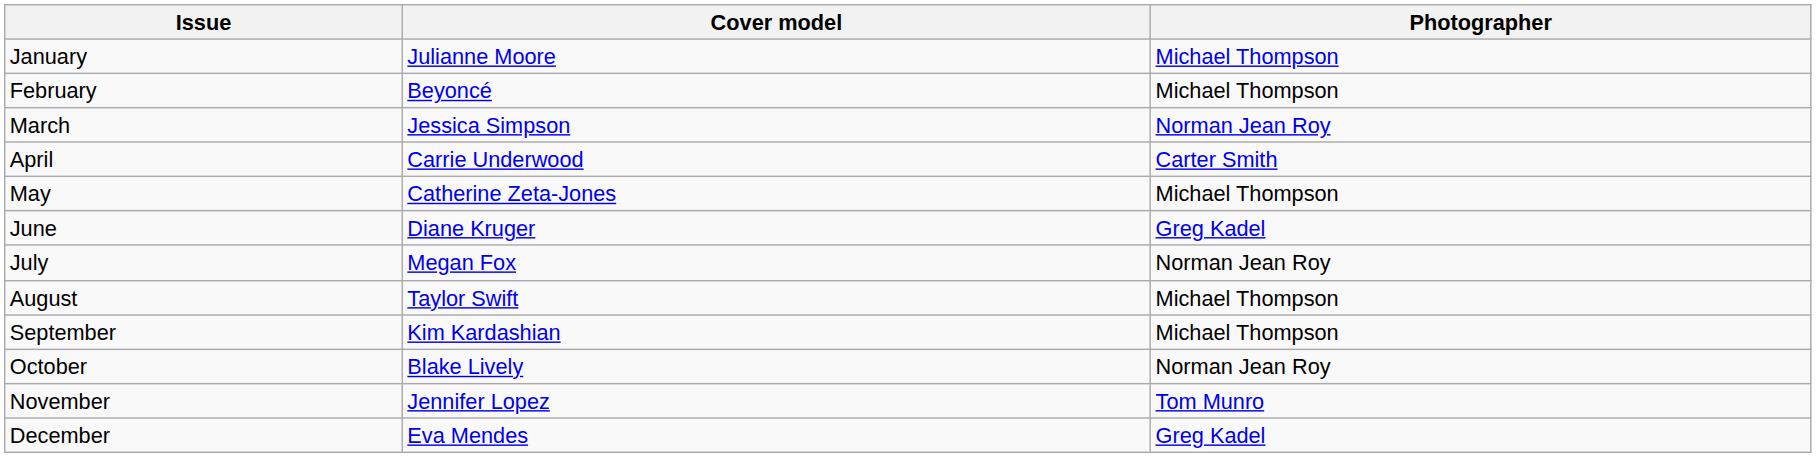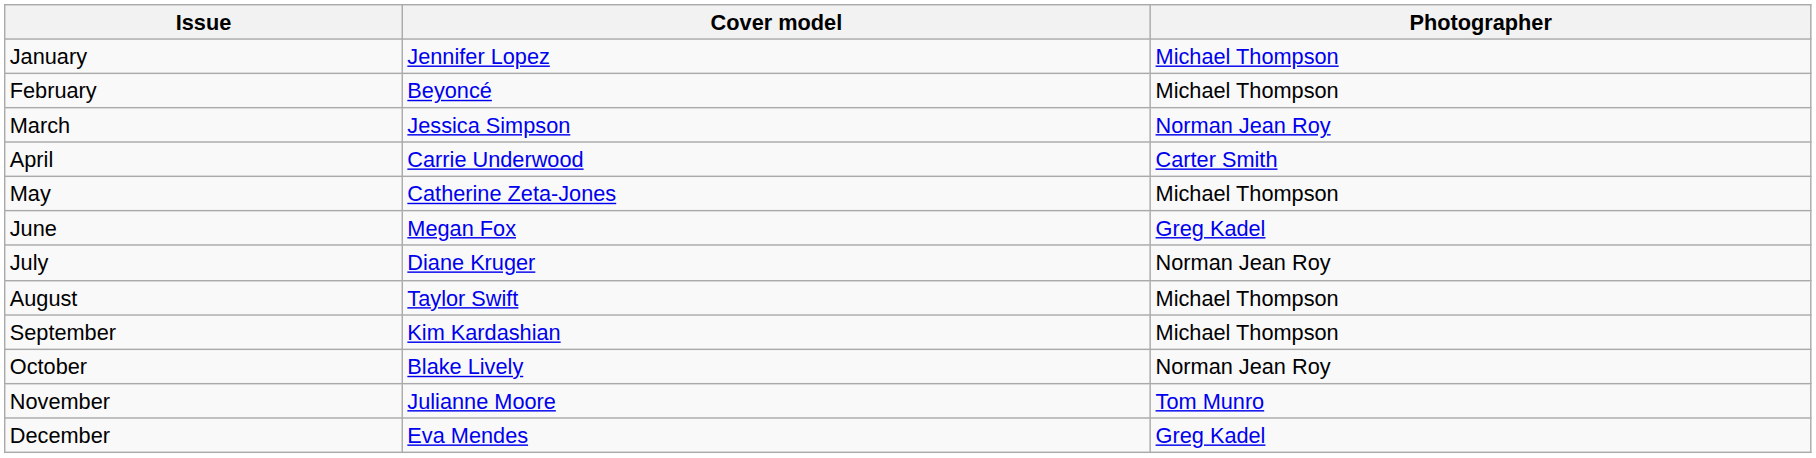(482, 57) Julianne Moore -> (479, 57) Jennifer Lopez
(471, 229) Diane Kruger -> (462, 229) Megan Fox
(462, 263) Megan Fox -> (471, 263) Diane Kruger
(479, 401) Jennifer Lopez -> (482, 401) Julianne Moore
